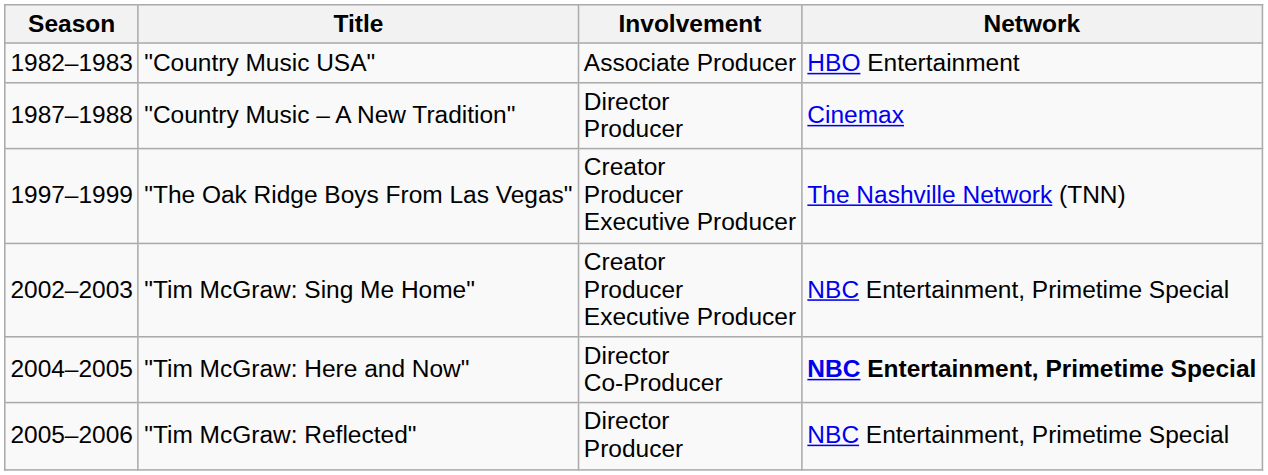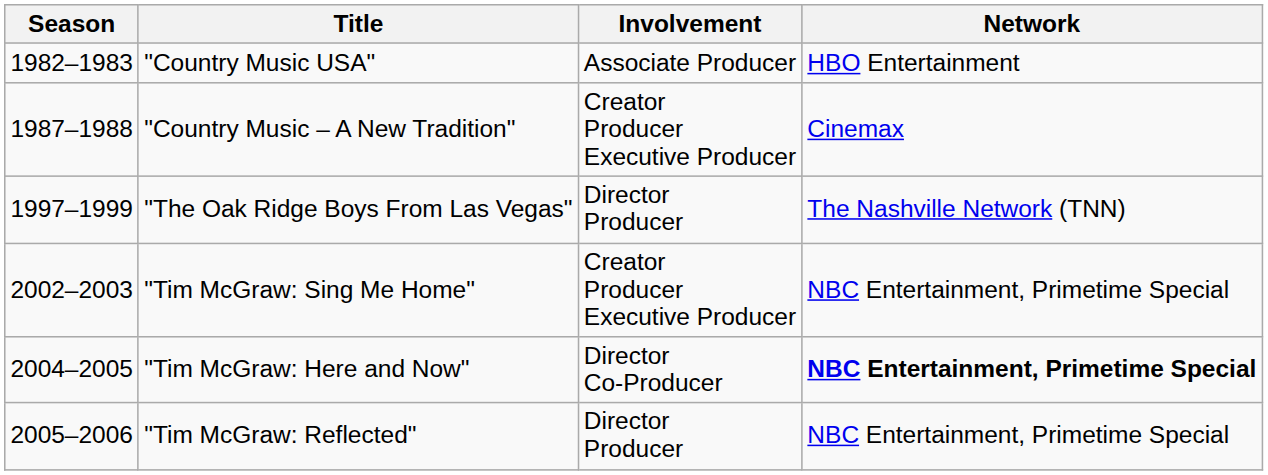(633, 115) Director Producer -> (690, 129) Creator Producer Executive Producer
(690, 195) Creator Producer Executive Producer -> (633, 209) Director Producer
